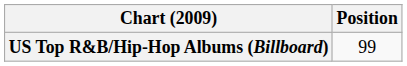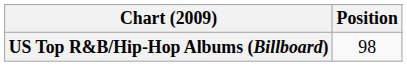(367, 46) 99 -> (367, 46) 98
